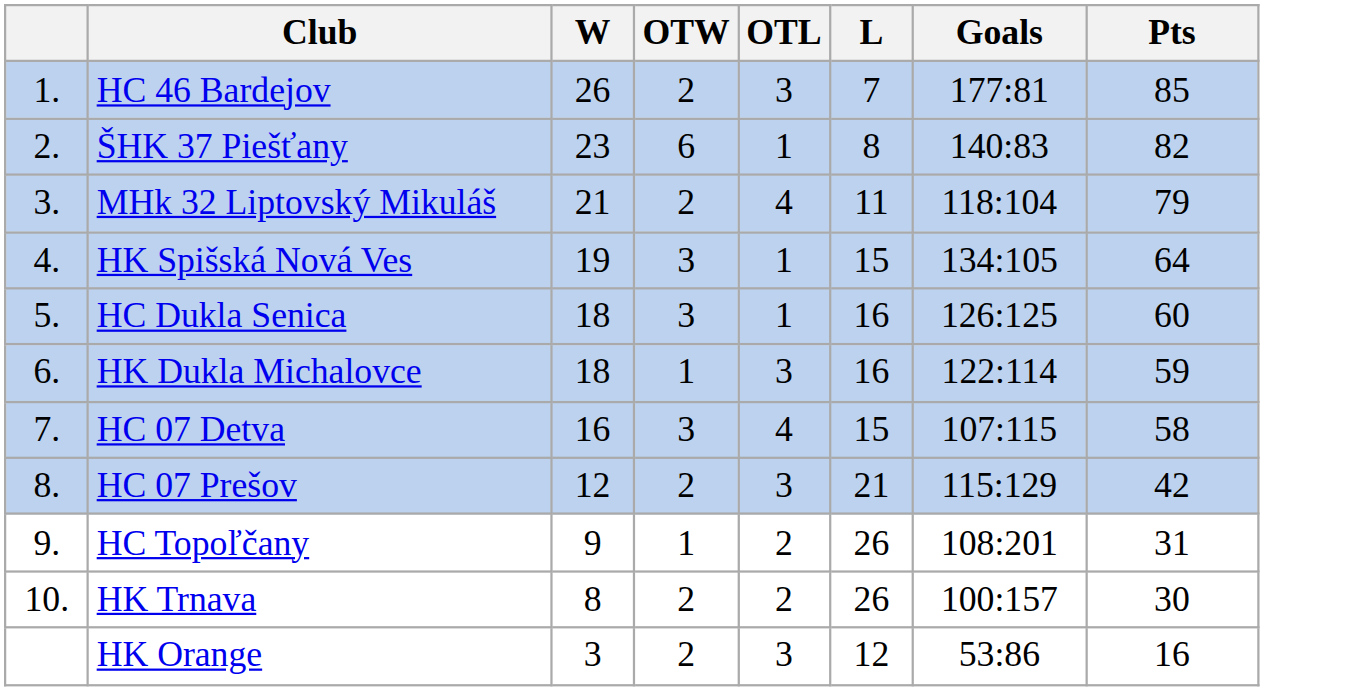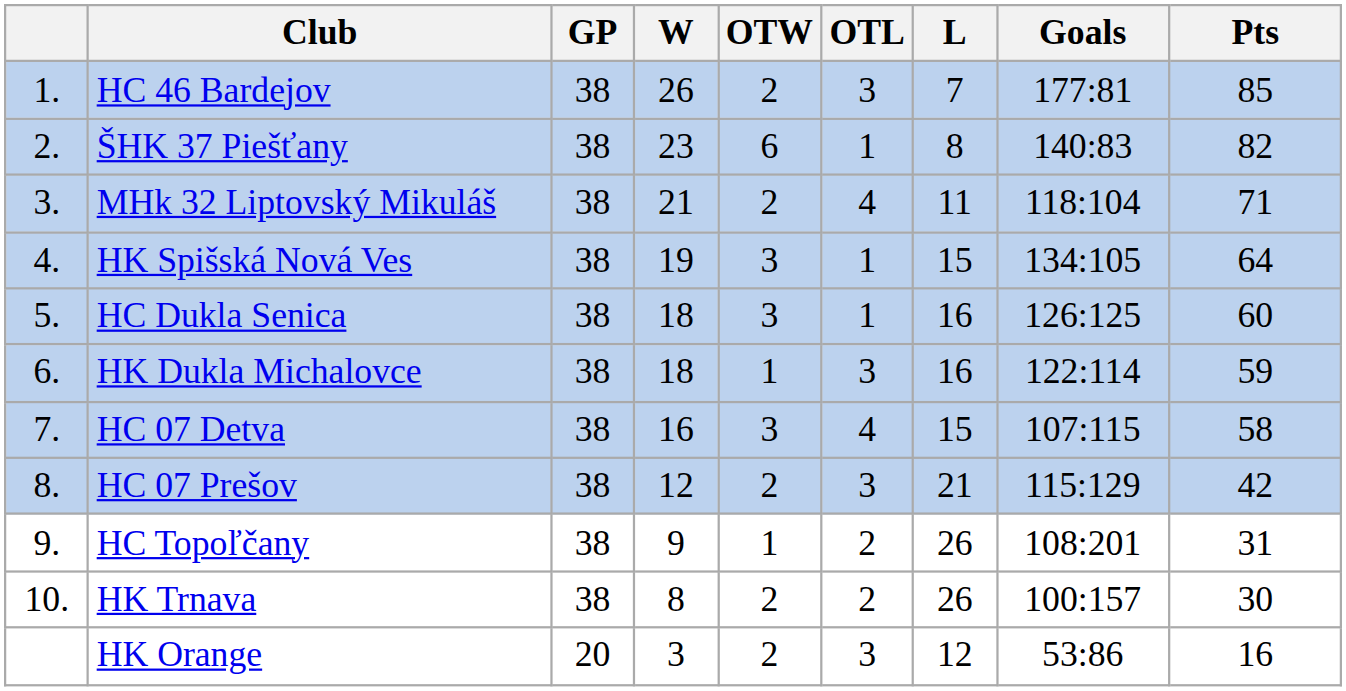+ column: (593, 32)
(1172, 202) 79 -> (1255, 202) 71
